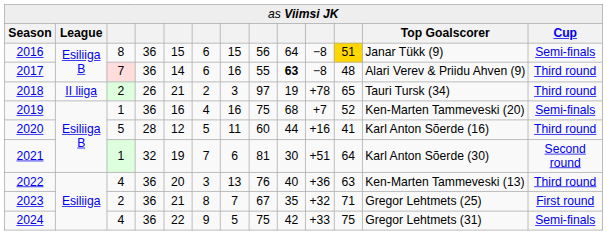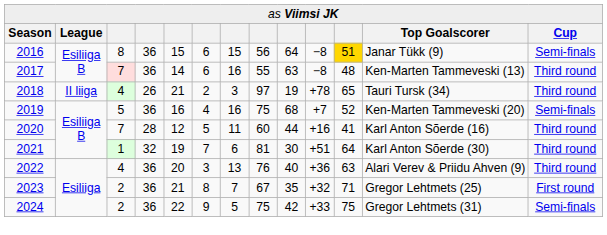(291, 71) bold -> (291, 71) normal
(445, 71) Alari Verev & Priidu Ahven (9) -> (445, 71) Ken-Marten Tammeveski (13)
(121, 91) 2 -> (121, 91) 4
(121, 110) 1 -> (121, 110) 5
(121, 129) 5 -> (121, 129) 7
(565, 155) Second round -> (565, 149) Third round
(445, 182) Ken-Marten Tammeveski (13) -> (445, 168) Alari Verev & Priidu Ahven (9)
(121, 220) 4 -> (121, 206) 2
